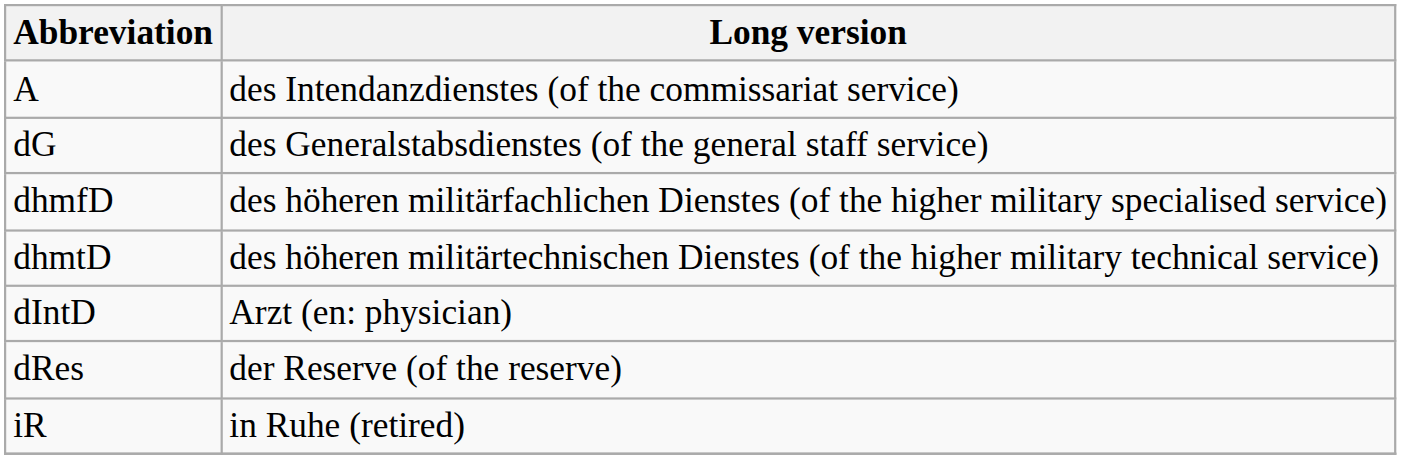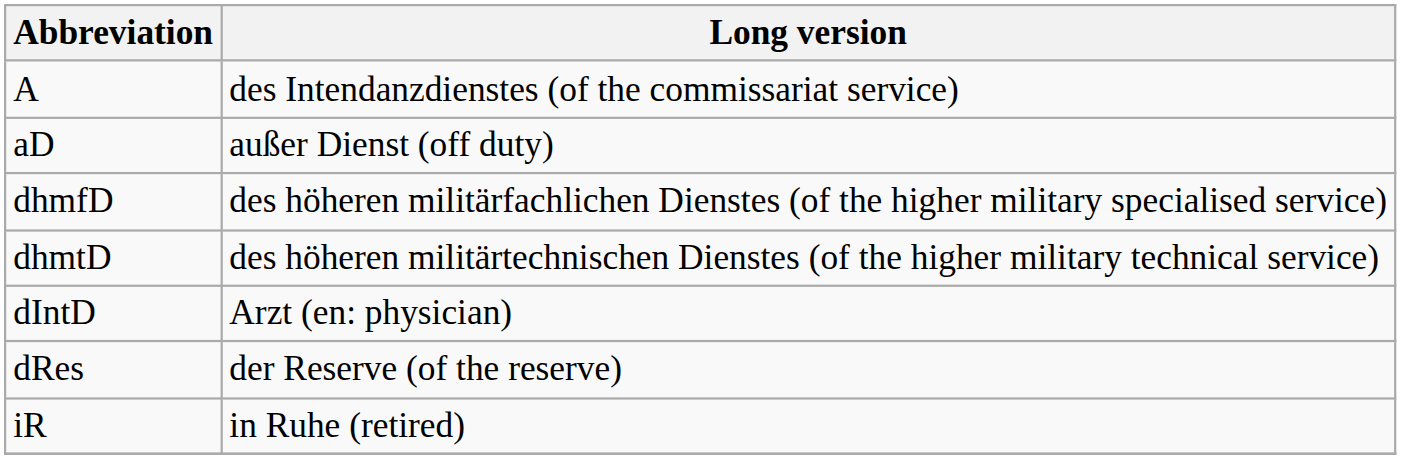+ row: (34, 144)
- row: (35, 144)
